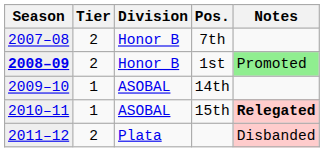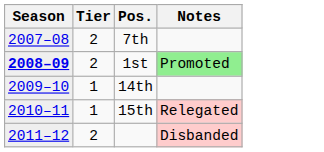- column: (153, 16)
(276, 111) bold -> (199, 111) normal
